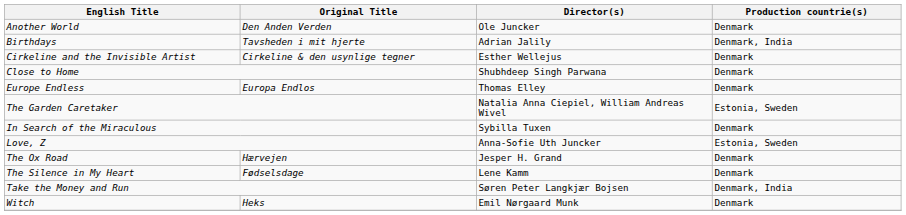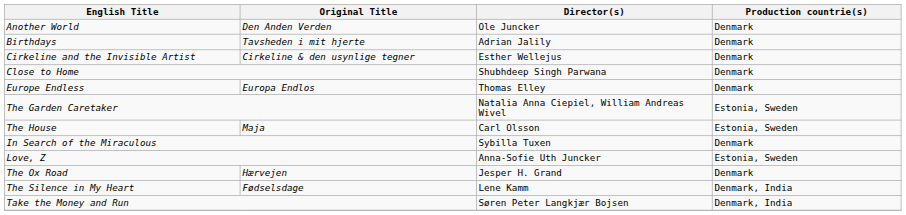(753, 42) Denmark, India -> (734, 42) Denmark
+ row: (32, 128)
(734, 173) Denmark -> (753, 188) Denmark, India
- row: (20, 203)
